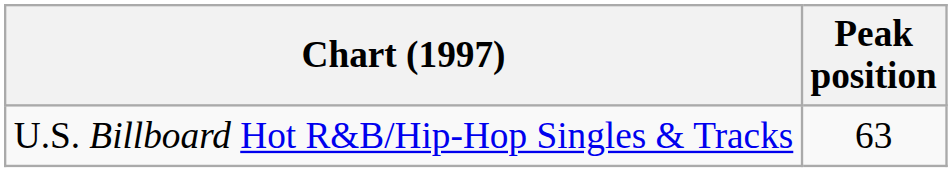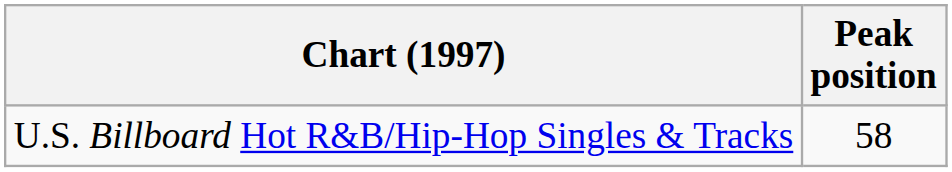(874, 135) 63 -> (874, 135) 58
